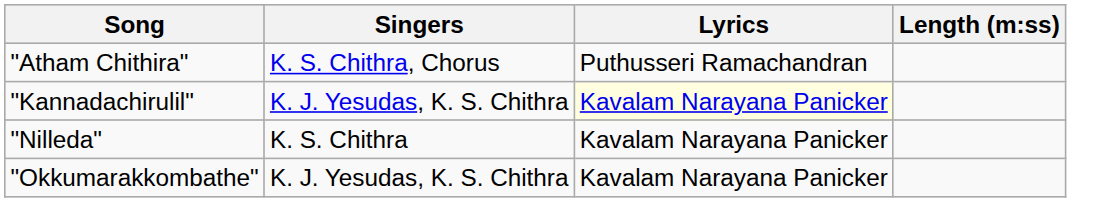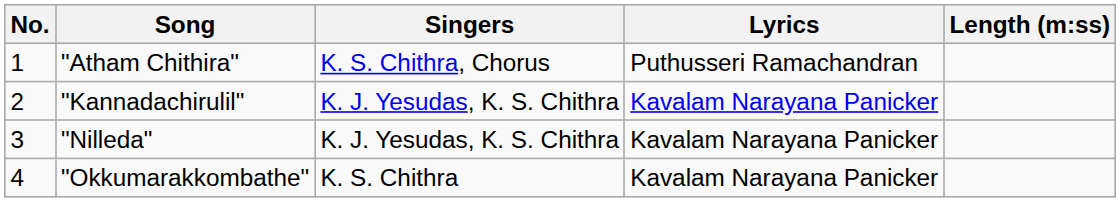+ column: (30, 24)
(734, 101) lightyellow background -> (784, 101) no background
(339, 140) K. S. Chithra -> (470, 140) K. J. Yesudas, K. S. Chithra
(419, 178) K. J. Yesudas, K. S. Chithra -> (389, 178) K. S. Chithra
